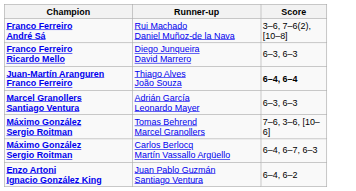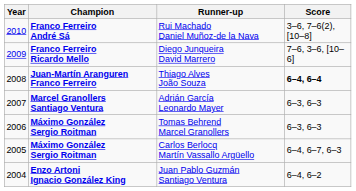+ column: (16, 12)
(280, 55) 6–3, 6–3 -> (315, 55) 7–6, 3–6, [10–6]
(291, 127) 7–6, 3–6, [10–6] -> (304, 127) 6–3, 6–3
